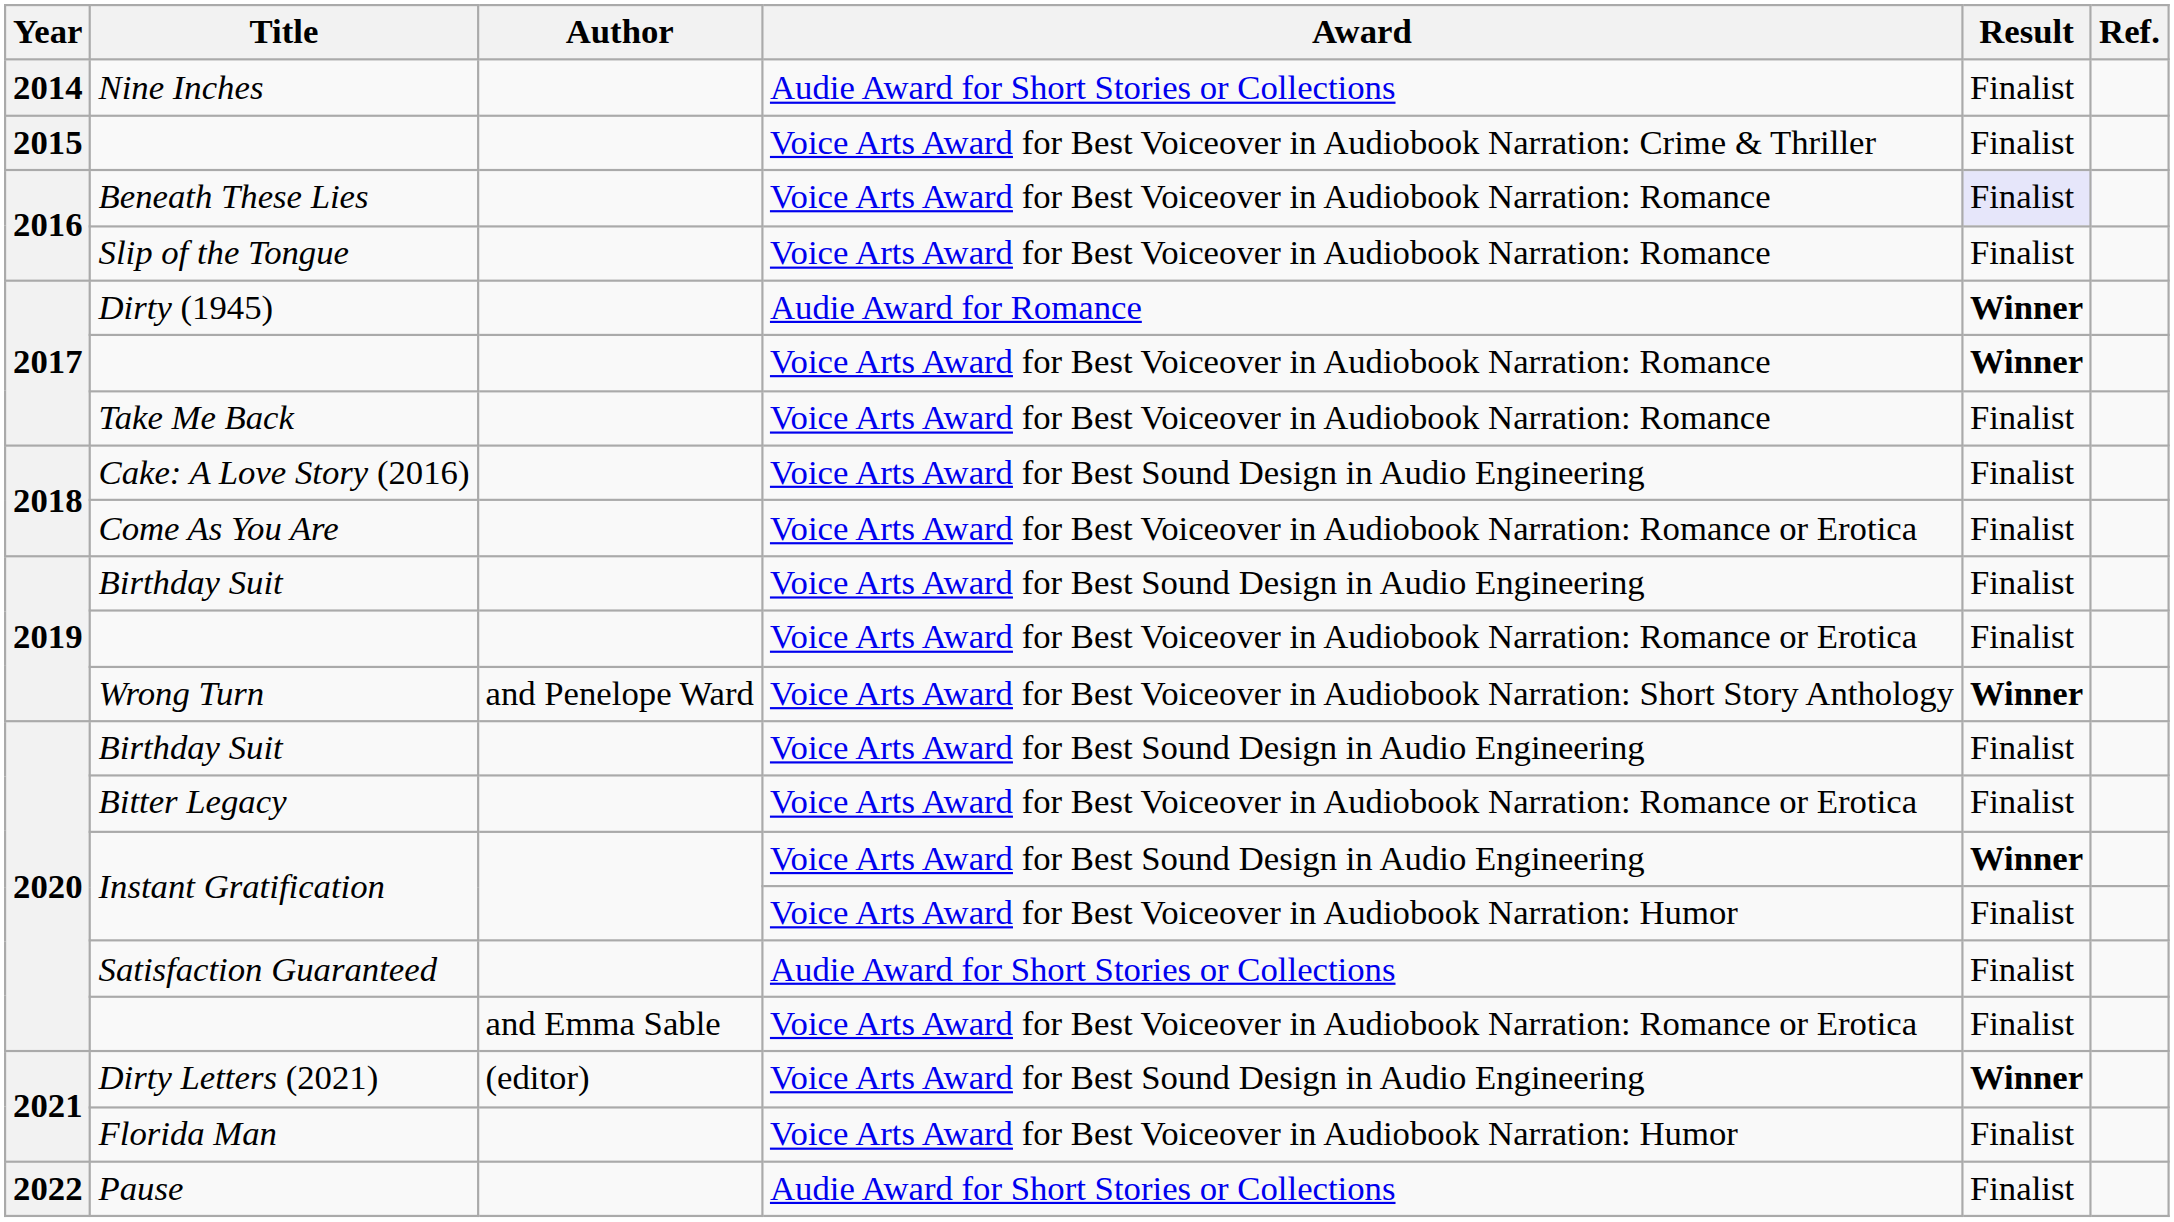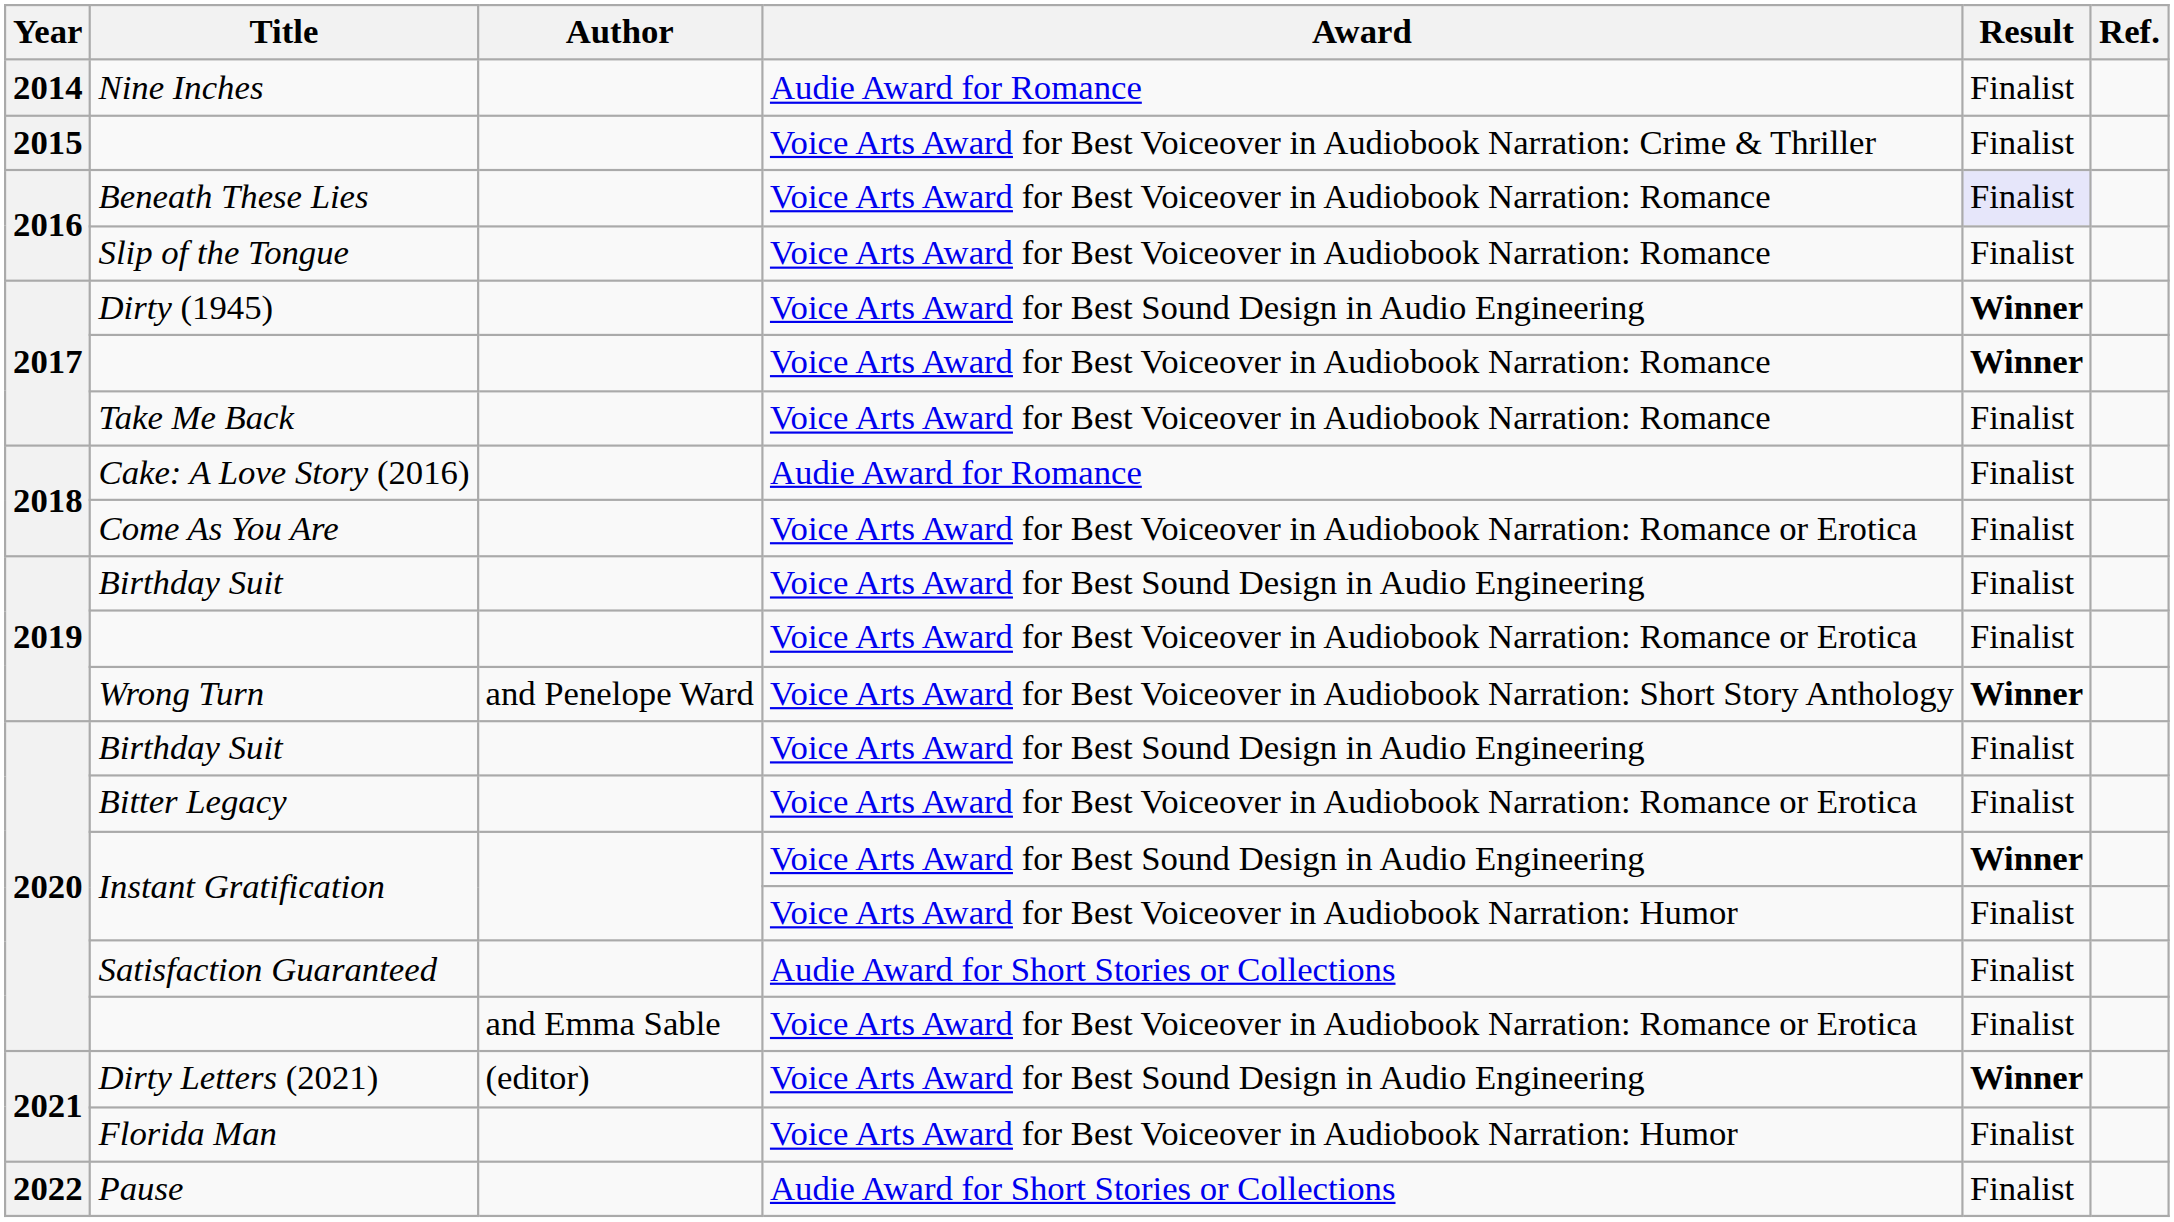(1083, 87) Audie Award for Short Stories or Collections -> (956, 87) Audie Award for Romance
(956, 307) Audie Award for Romance -> (1207, 307) Voice Arts Award for Best Sound Design in Audio Engineering
(1207, 472) Voice Arts Award for Best Sound Design in Audio Engineering -> (956, 472) Audie Award for Romance
